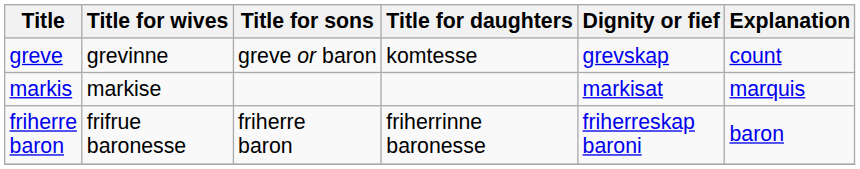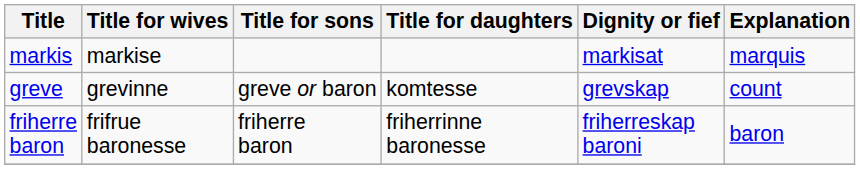rows swapped: (41, 88) <-> (36, 55)
